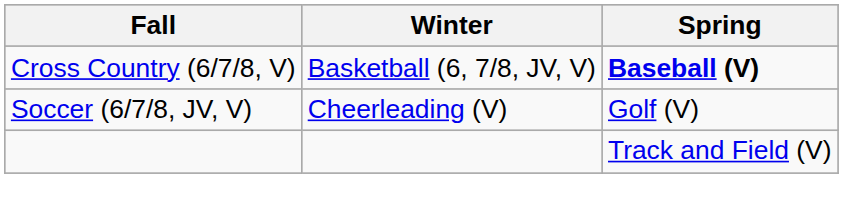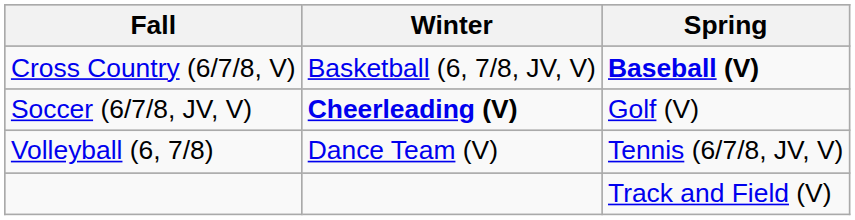(408, 109) normal -> (413, 109) bold
+ row: (112, 151)
